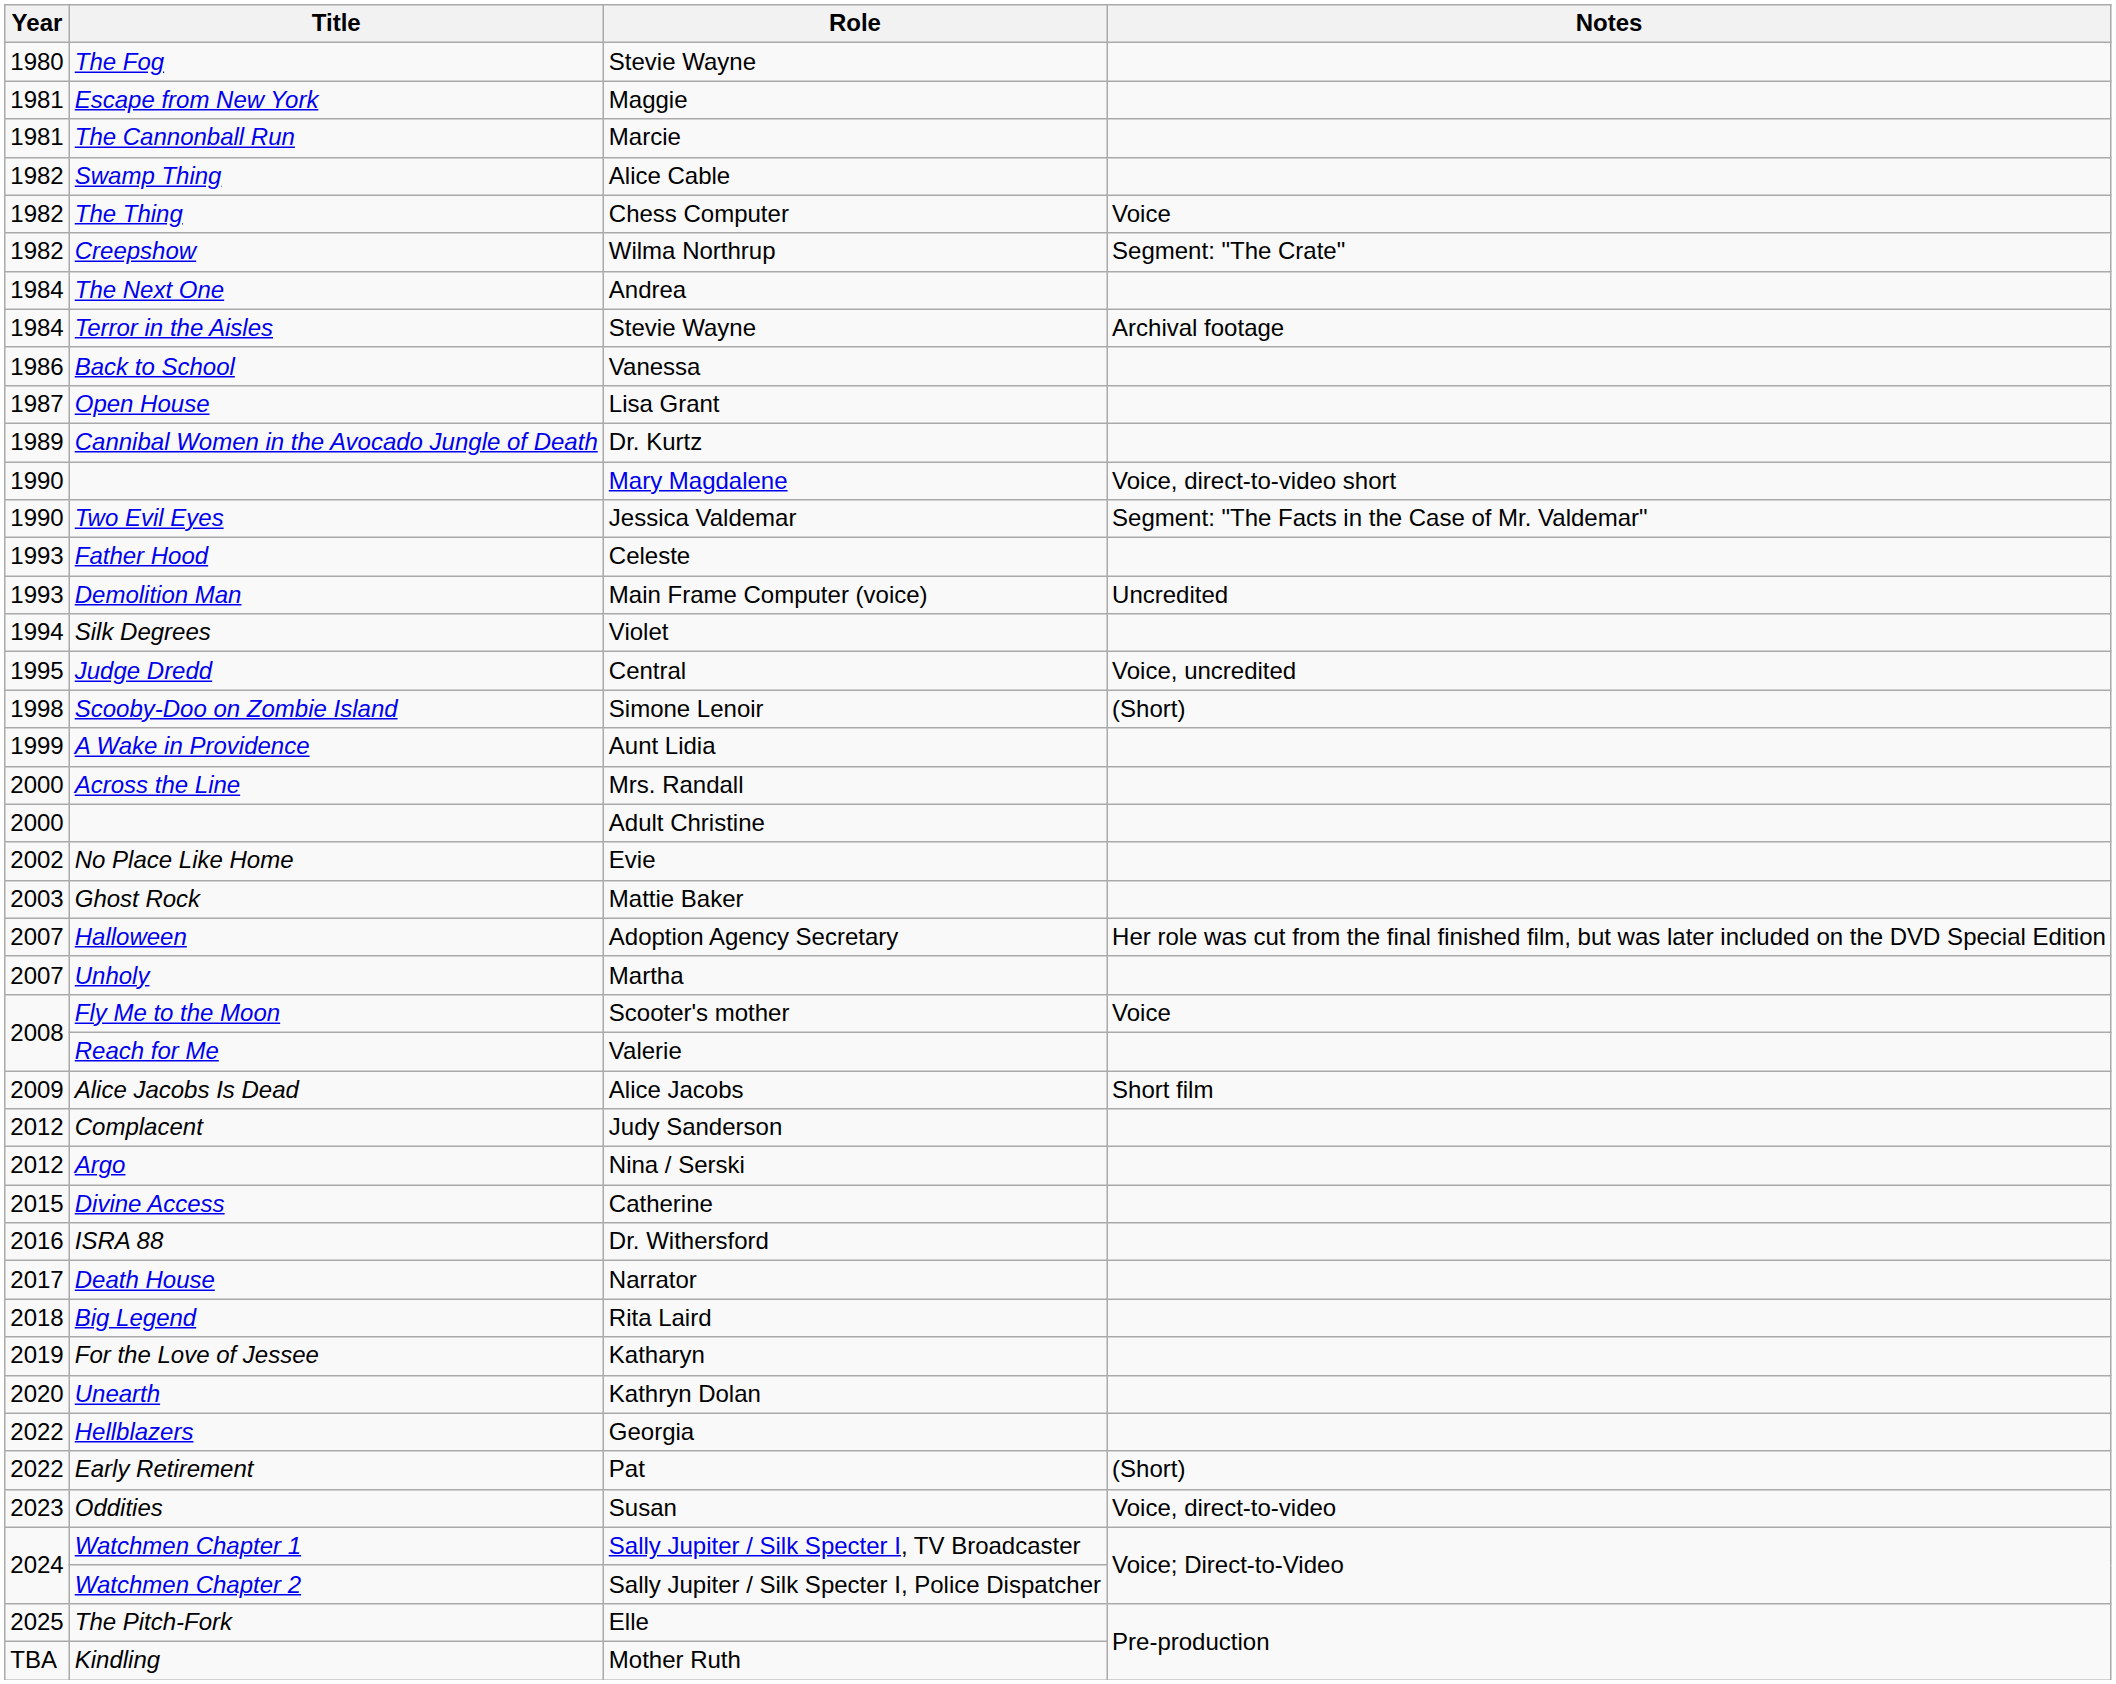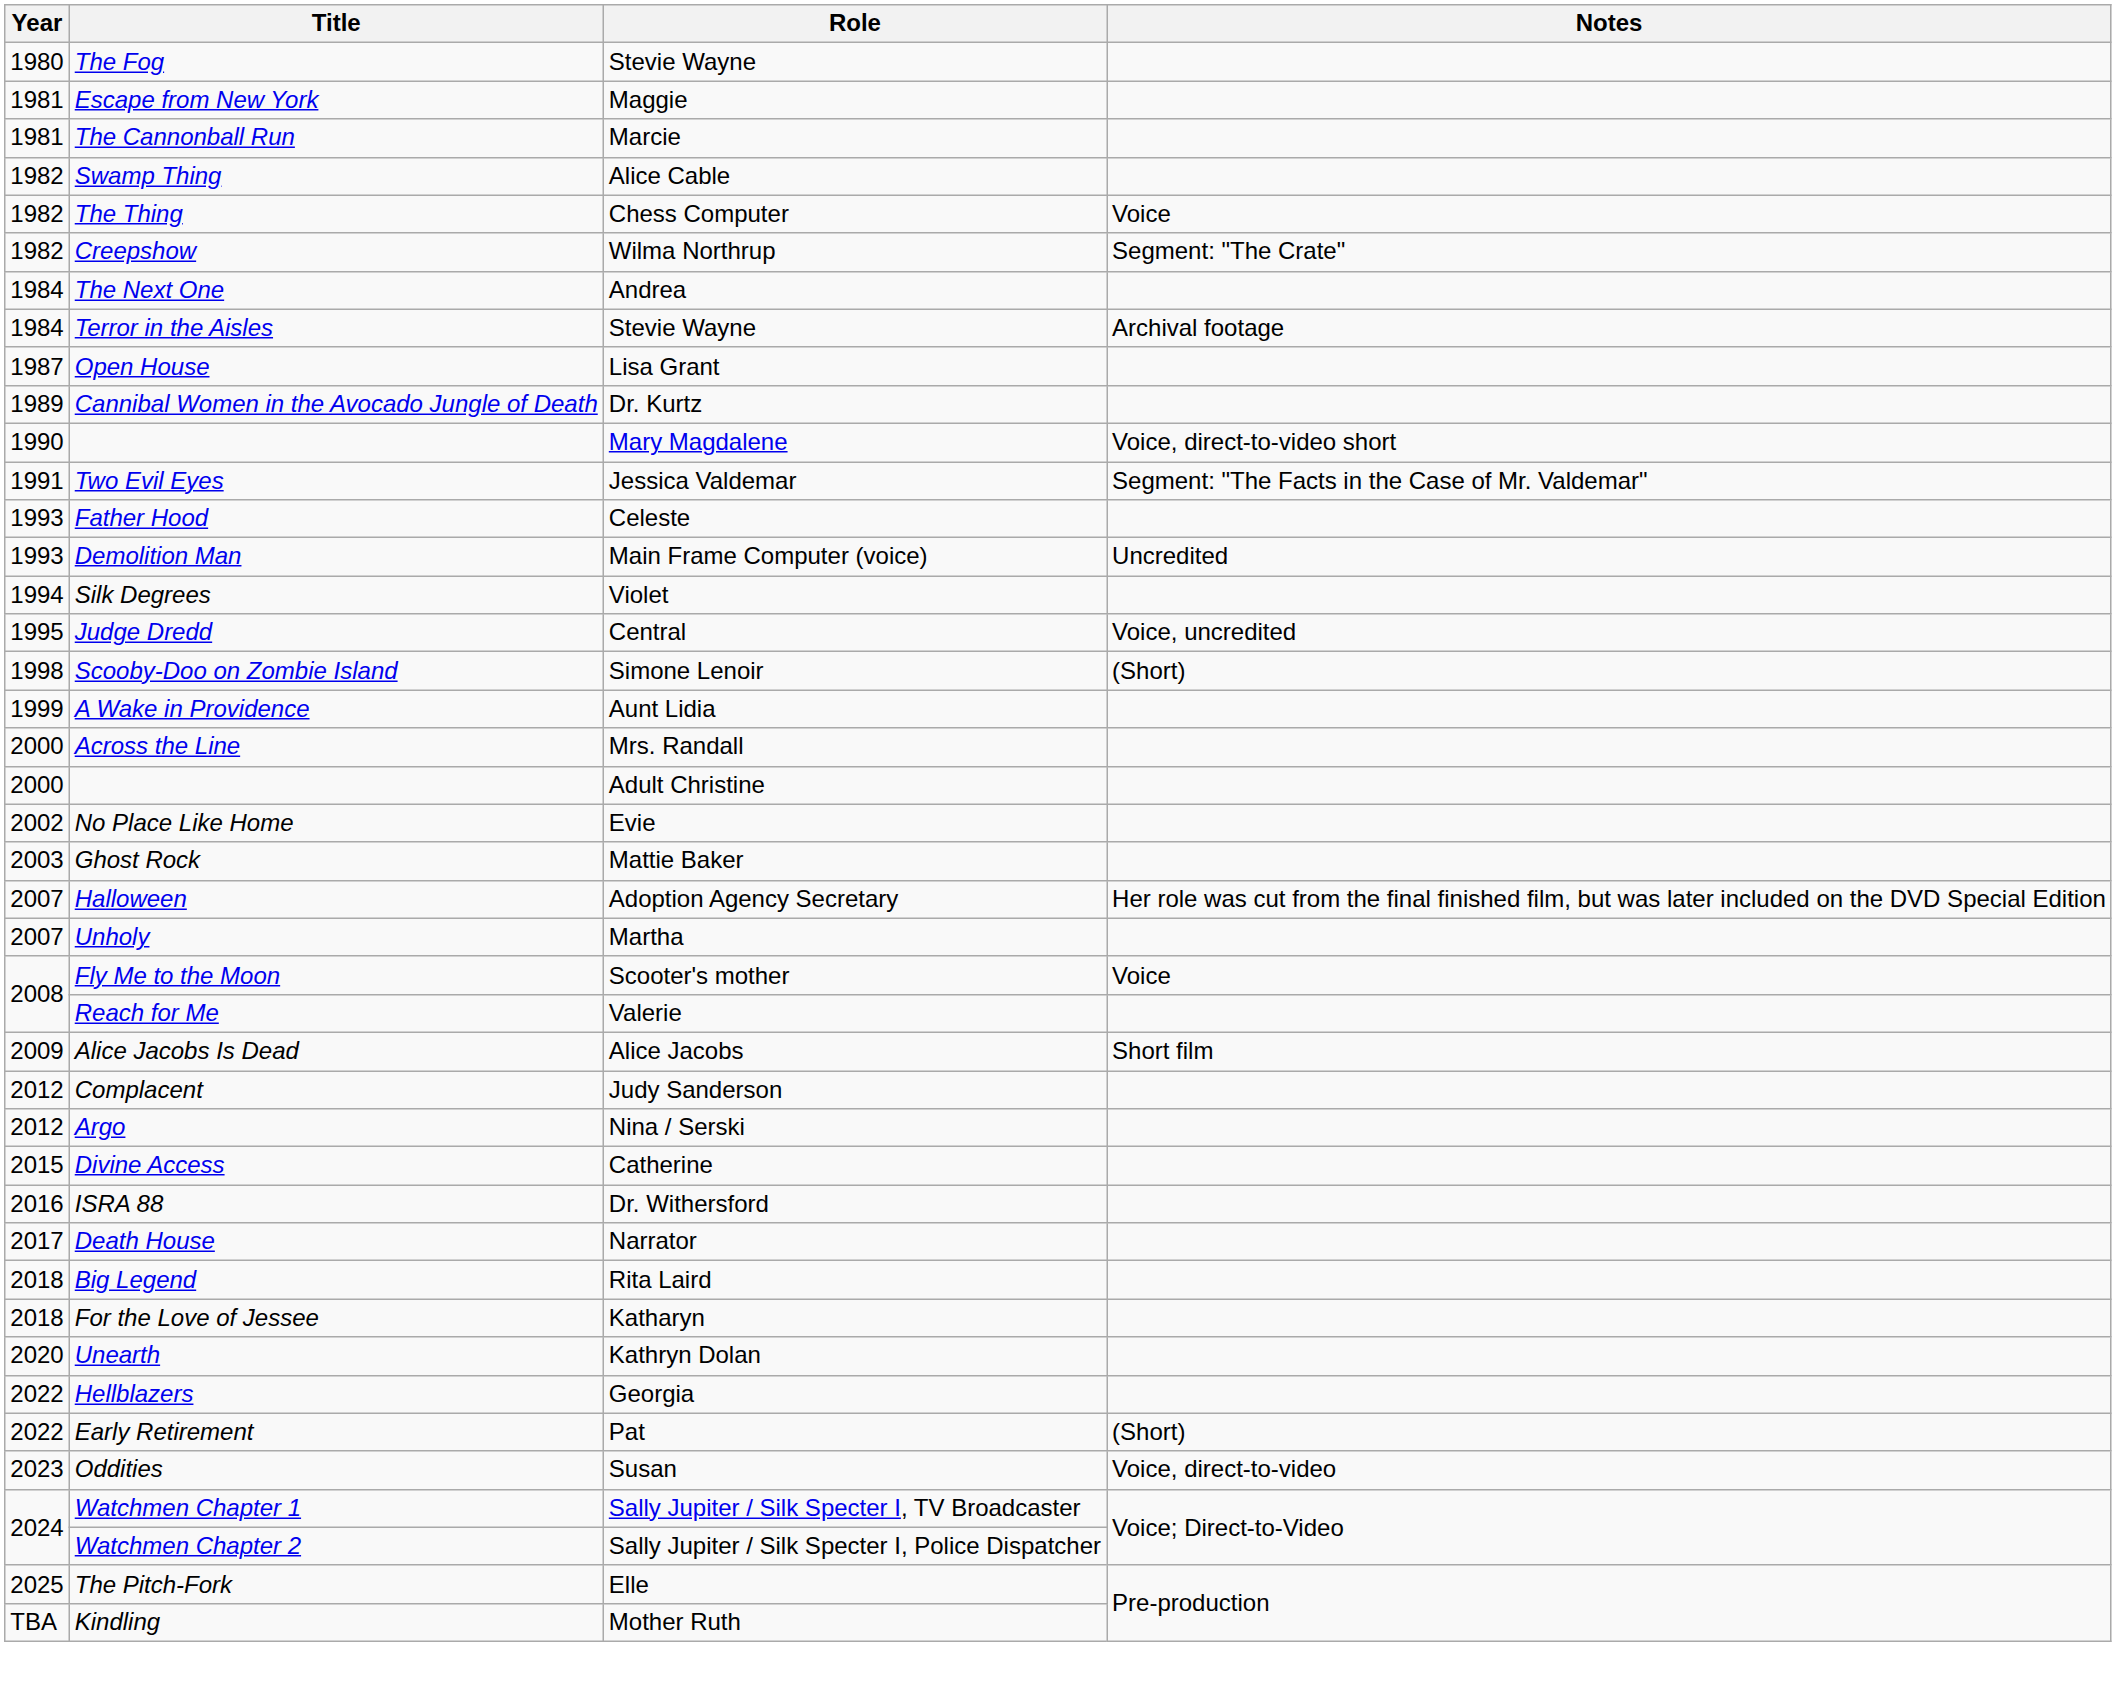- row: (155, 366)
(37, 518) 1990 -> (37, 480) 1991
(37, 1355) 2019 -> (37, 1317) 2018
